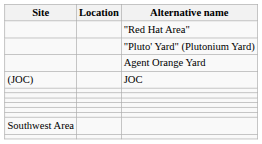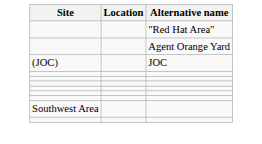- row: (41, 46)
